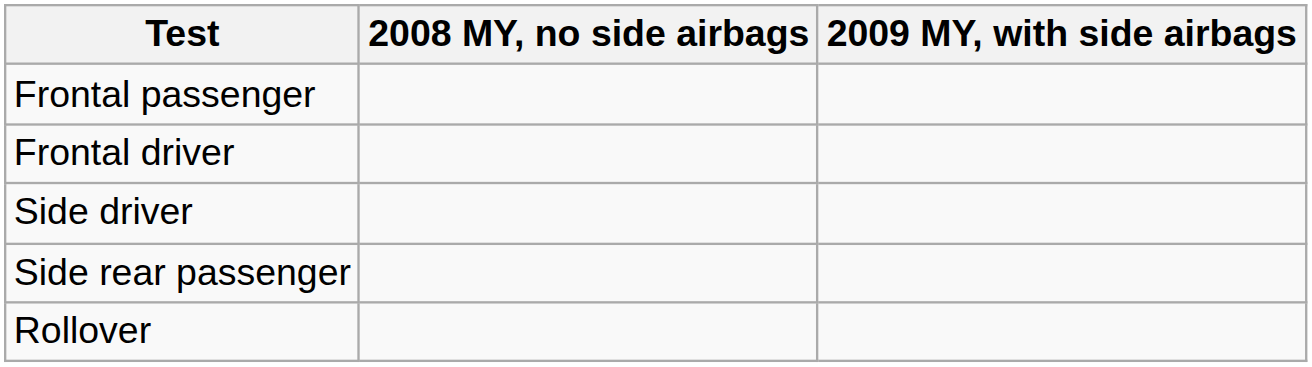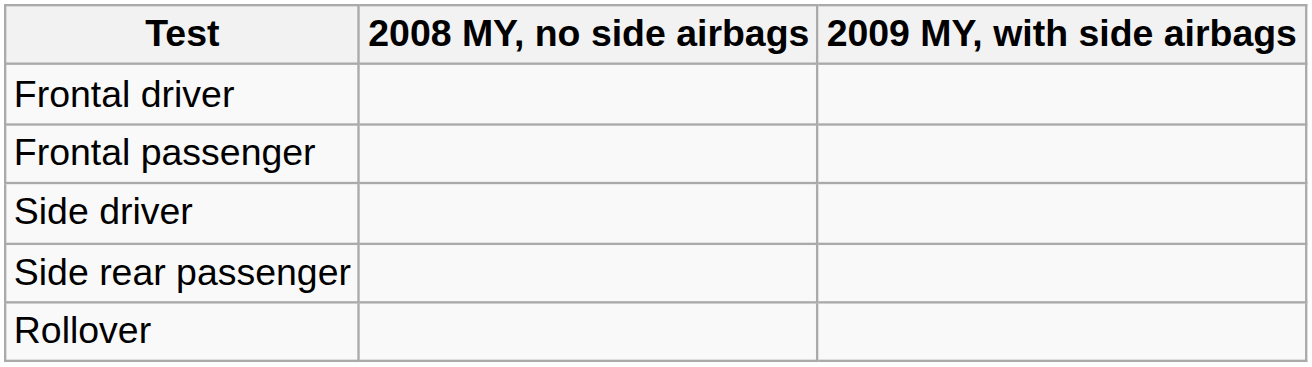rows swapped: (124, 152) <-> (165, 93)
